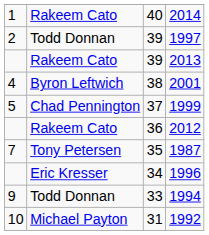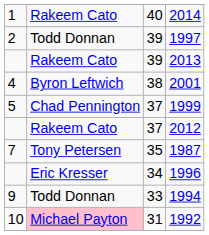(155, 128) 36 -> (155, 128) 37
(79, 219) no background -> (79, 219) pink background
